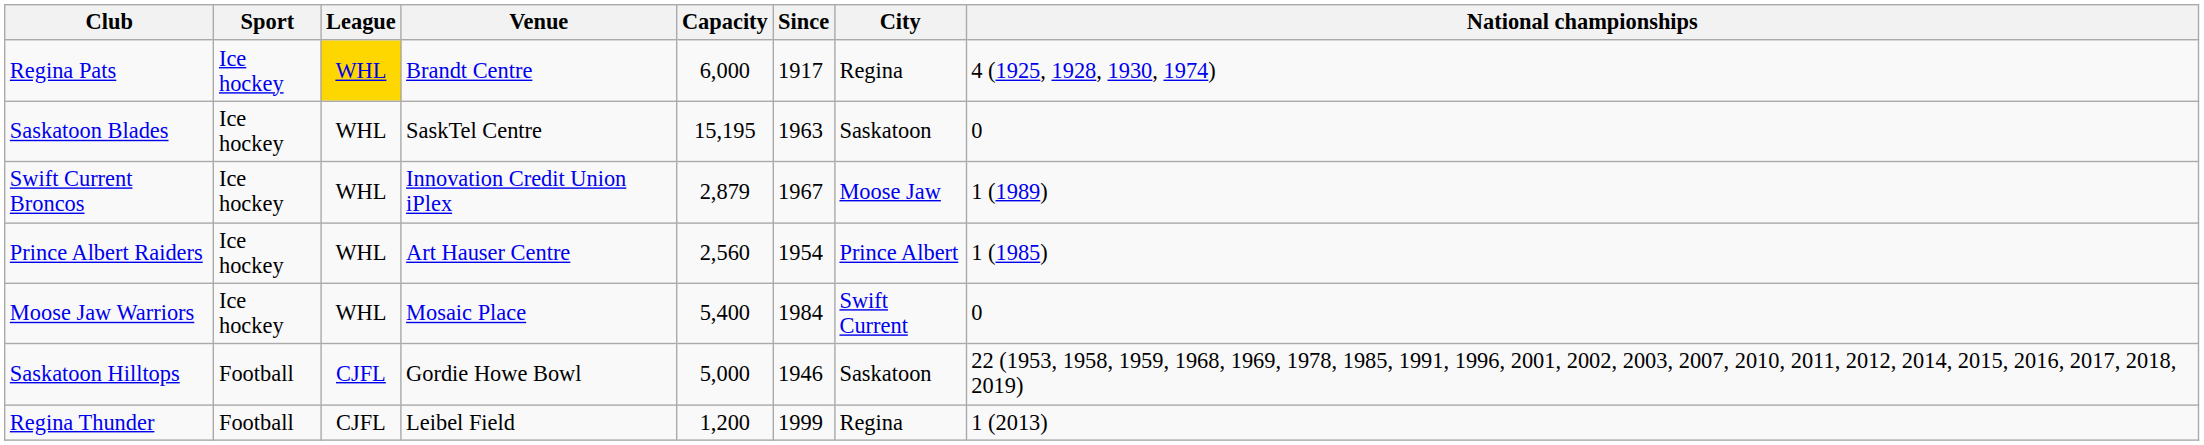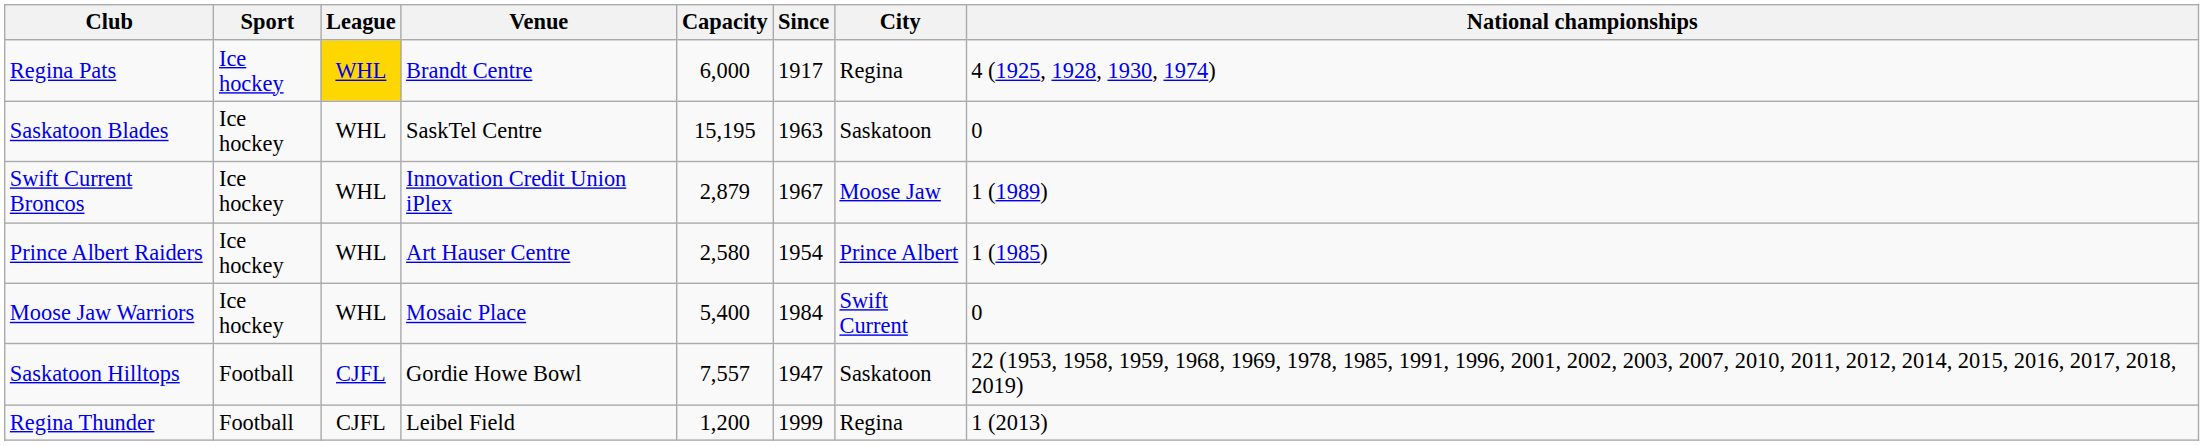(725, 252) 2,560 -> (725, 252) 2,580
(725, 374) 5,000 -> (725, 374) 7,557
(800, 374) 1946 -> (800, 374) 1947
